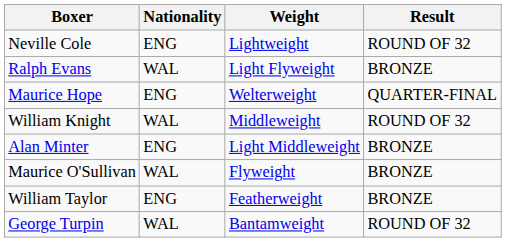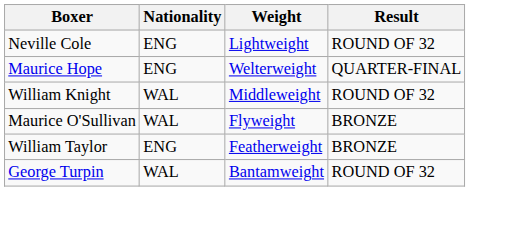- row: (50, 69)
- row: (48, 146)
